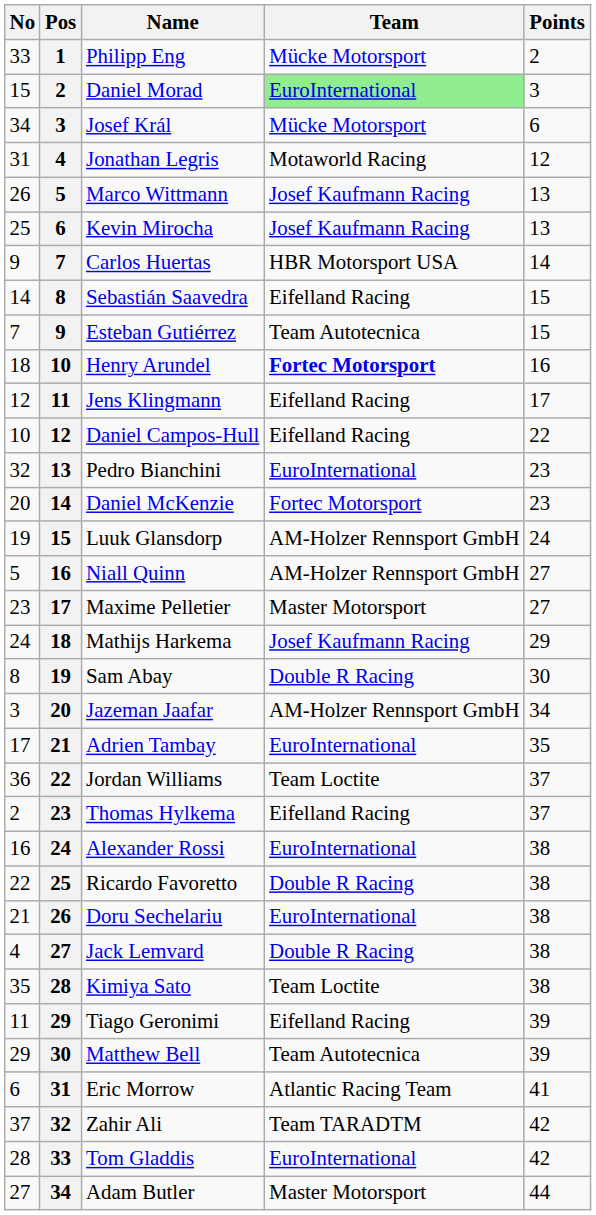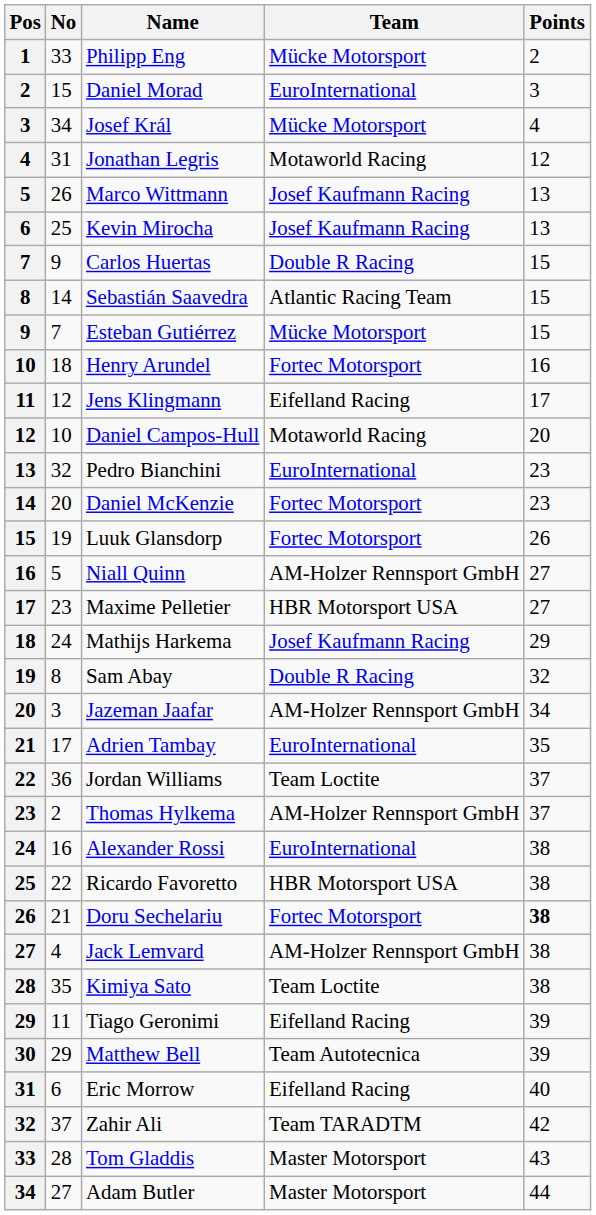columns swapped: (61, 22) <-> (22, 22)
(343, 90) lightgreen background -> (343, 90) no background
(534, 125) 6 -> (534, 125) 4
(364, 263) HBR Motorsport USA -> (342, 263) Double R Racing
(540, 263) 14 -> (540, 263) 15
(340, 297) Eifelland Racing -> (360, 297) Atlantic Racing Team
(345, 332) Team Autotecnica -> (348, 332) Mücke Motorsport
(352, 366) bold -> (345, 366) normal
(340, 435) Eifelland Racing -> (348, 435) Motaworld Racing
(540, 435) 22 -> (540, 435) 20
(394, 538) AM-Holzer Rennsport GmbH -> (345, 538) Fortec Motorsport
(540, 538) 24 -> (540, 538) 26
(348, 607) Master Motorsport -> (364, 607) HBR Motorsport USA
(540, 676) 30 -> (540, 676) 32
(340, 814) Eifelland Racing -> (394, 814) AM-Holzer Rennsport GmbH
(342, 883) Double R Racing -> (364, 883) HBR Motorsport USA
(343, 917) EuroInternational -> (345, 917) Fortec Motorsport
(540, 917) normal -> (540, 917) bold
(342, 951) Double R Racing -> (394, 951) AM-Holzer Rennsport GmbH
(360, 1089) Atlantic Racing Team -> (340, 1089) Eifelland Racing
(540, 1089) 41 -> (540, 1089) 40
(343, 1158) EuroInternational -> (348, 1158) Master Motorsport
(540, 1158) 42 -> (540, 1158) 43
